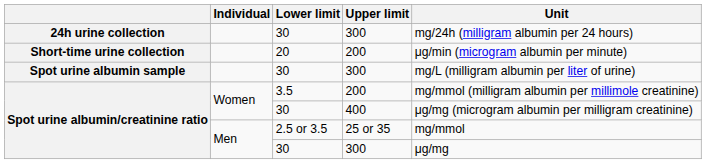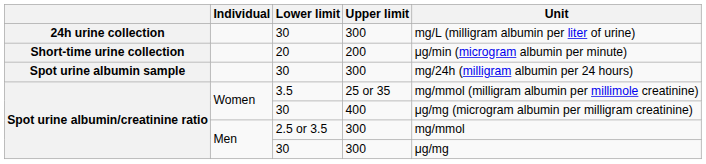(524, 33) mg/24h (milligram albumin per 24 hours) -> (525, 33) mg/L (milligram albumin per liter of urine)
(525, 71) mg/L (milligram albumin per liter of urine) -> (524, 71) mg/24h (milligram albumin per 24 hours)
(356, 91) 200 -> (368, 91) 25 or 35
(368, 129) 25 or 35 -> (356, 129) 300
